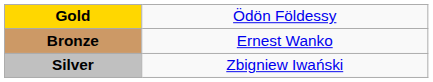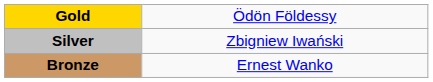rows swapped: (73, 65) <-> (73, 41)
